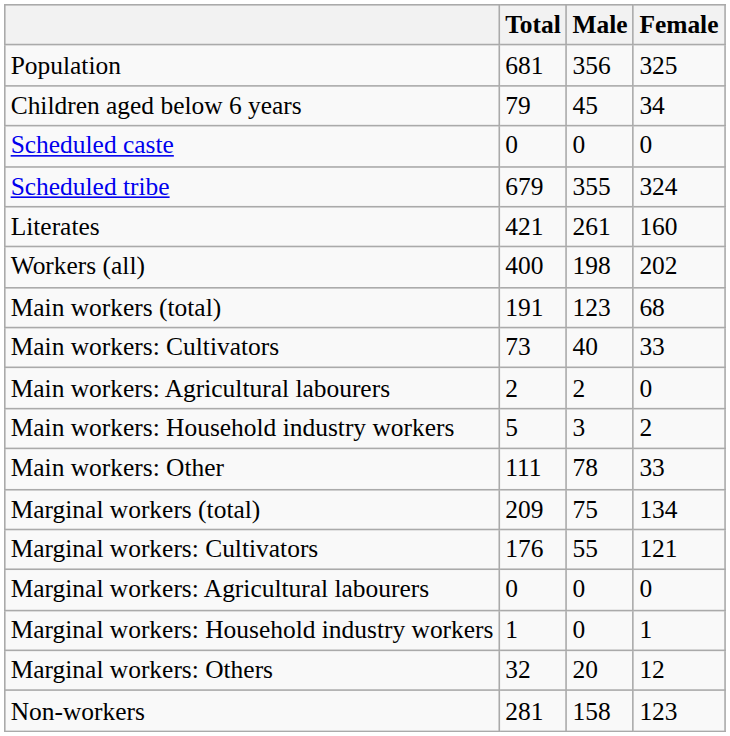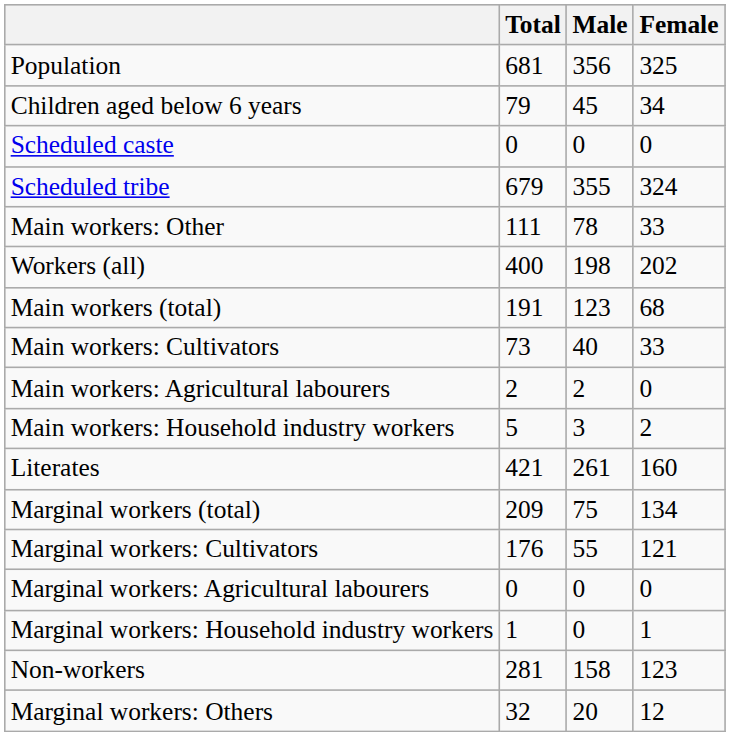rows swapped: (55, 226) <-> (117, 468)
rows swapped: (142, 670) <-> (78, 710)
